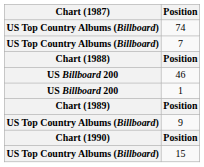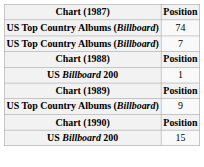- row: (180, 75)
(83, 153) US Top Country Albums (Billboard) -> (83, 138) US Billboard 200
